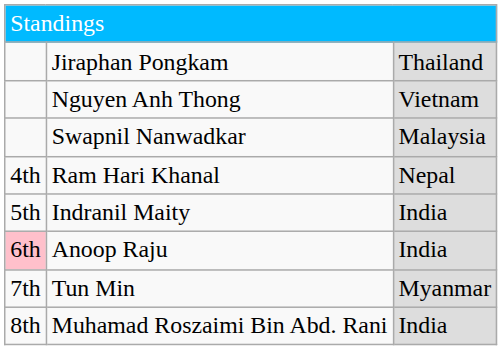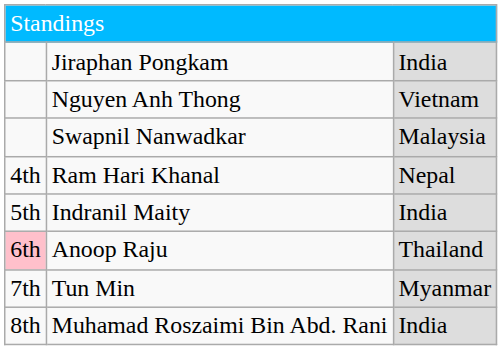(441, 61) Thailand -> (423, 61) India
(423, 250) India -> (441, 250) Thailand
